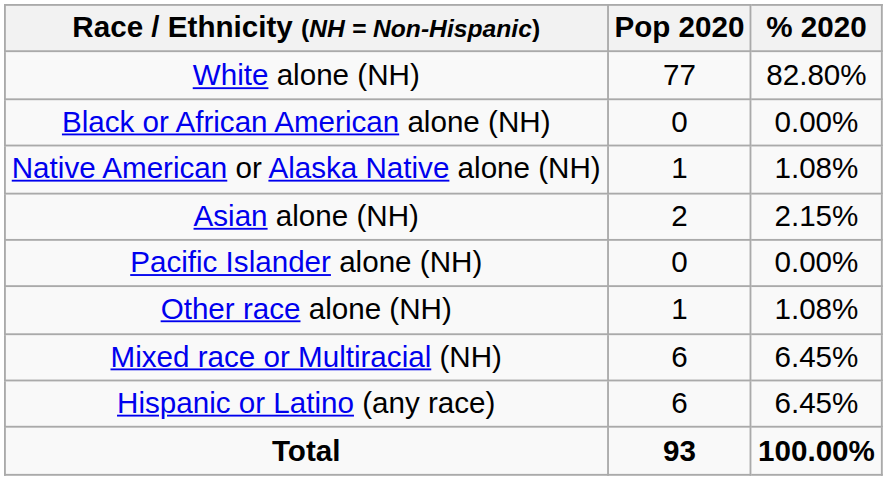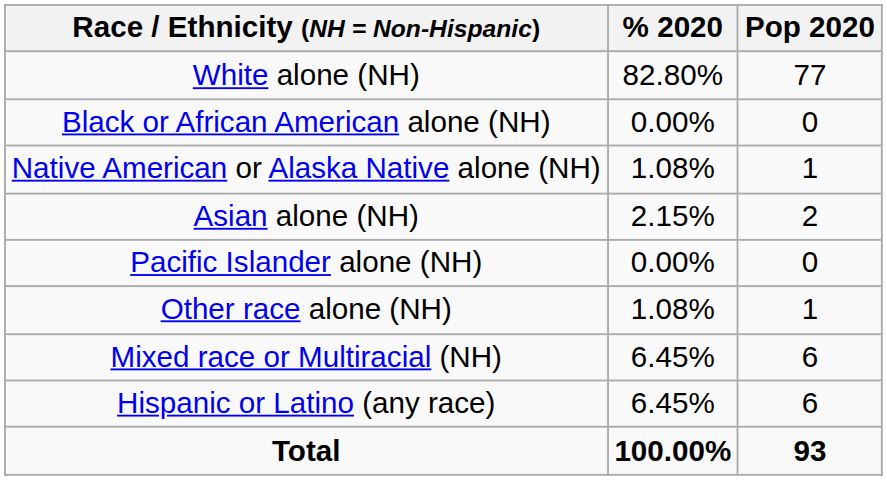columns swapped: (679, 27) <-> (816, 27)
